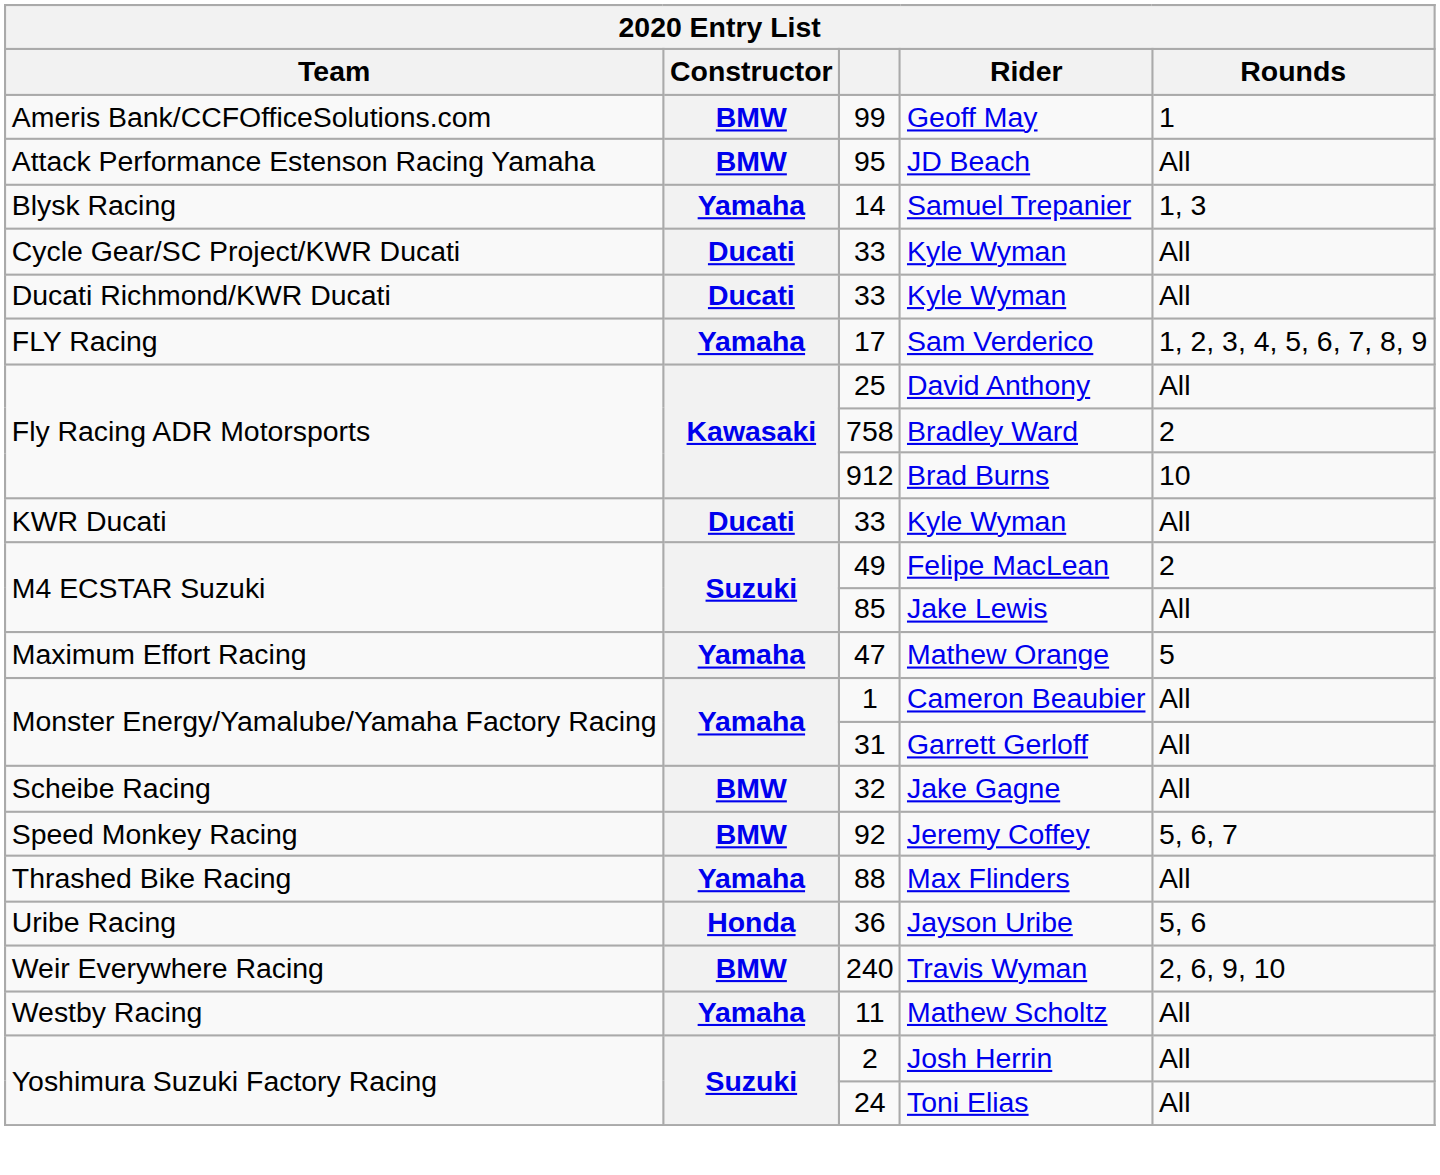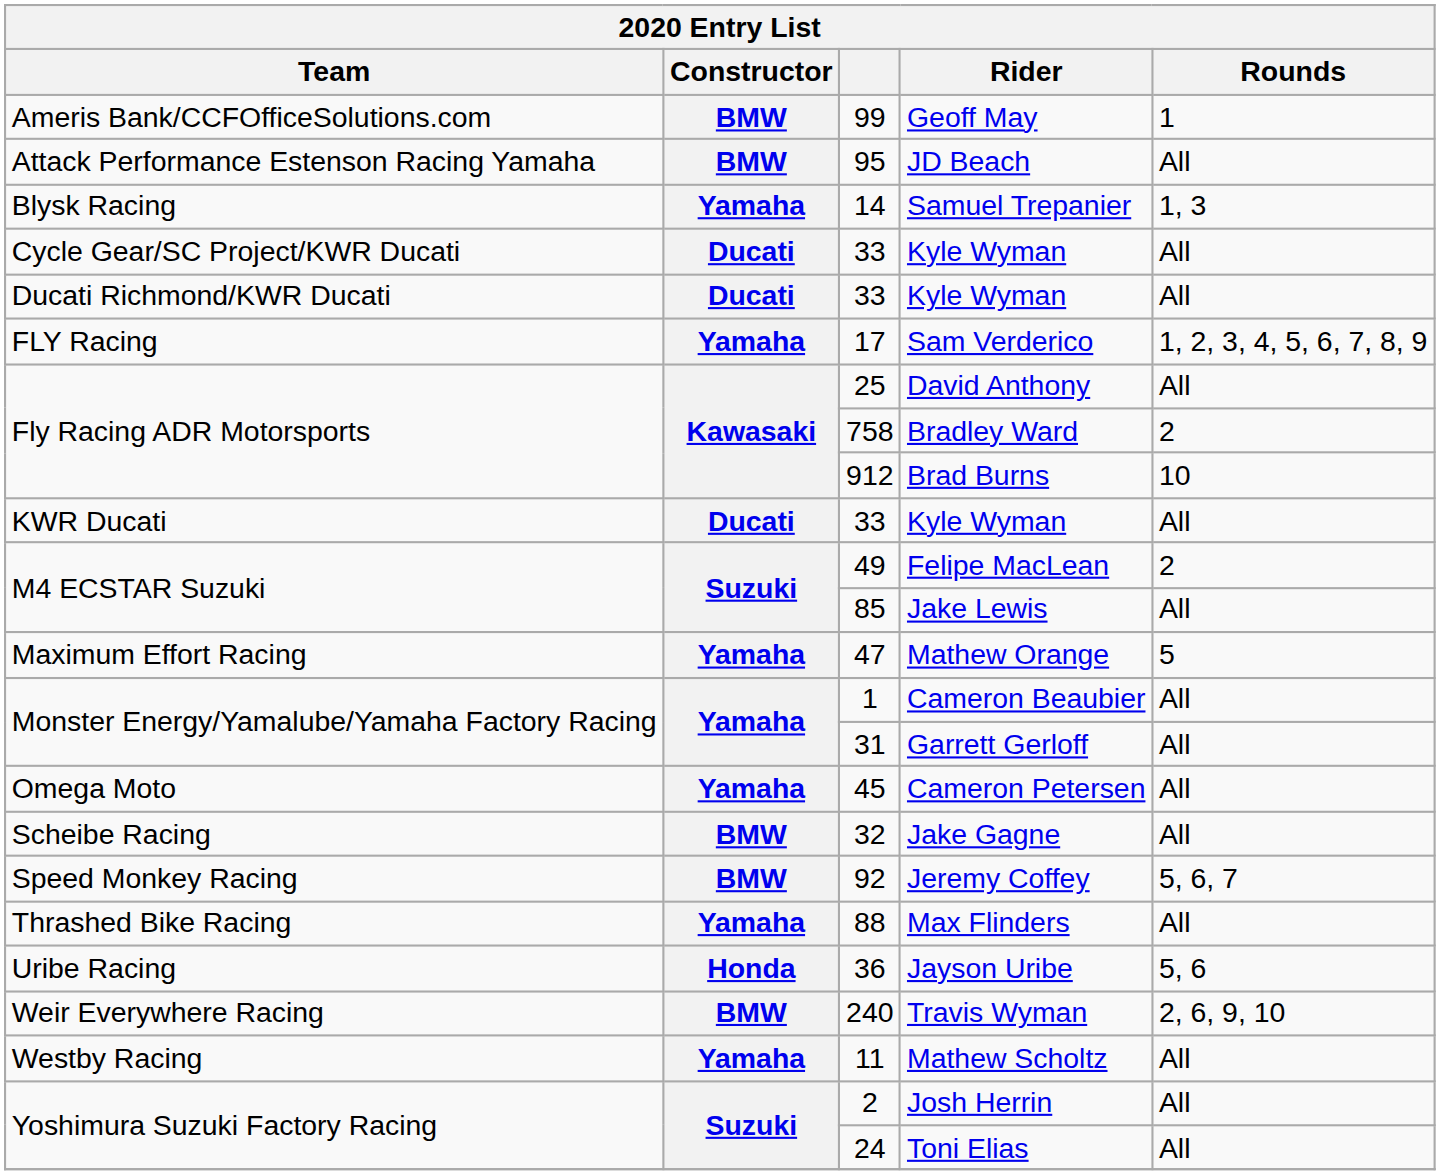+ row: (94, 789)
